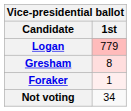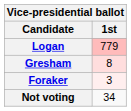(109, 81) 1 -> (109, 81) 3
